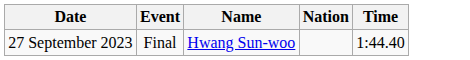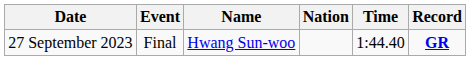+ column: (437, 17)
